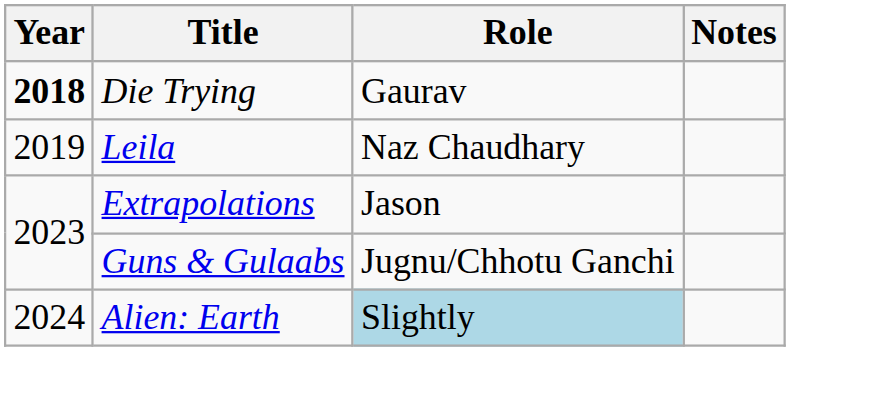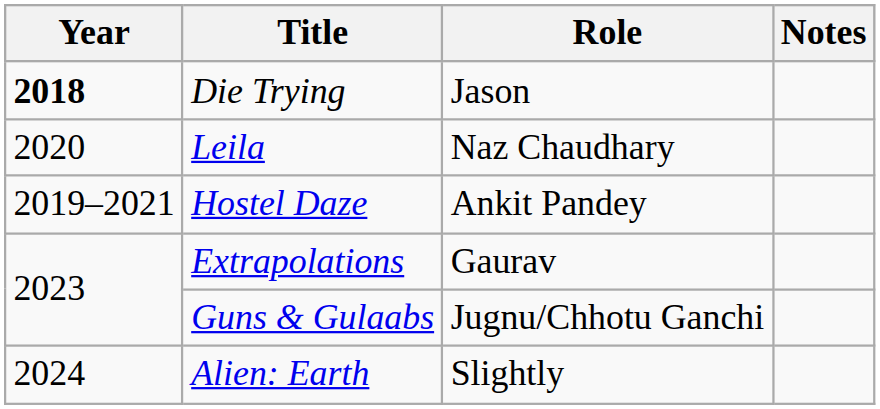(414, 89) Gaurav -> (490, 89) Jason
(49, 146) 2019 -> (49, 146) 2020
+ row: (279, 203)
(401, 203) Jason -> (503, 260) Gaurav
(418, 317) lightblue background -> (507, 373) no background
